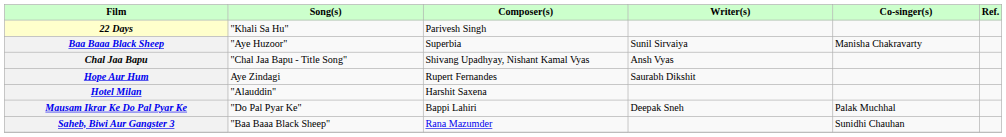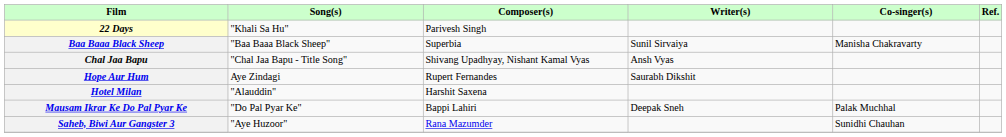(259, 44) "Aye Huzoor" -> (280, 44) "Baa Baaa Black Sheep"
(280, 124) "Baa Baaa Black Sheep" -> (259, 124) "Aye Huzoor"
